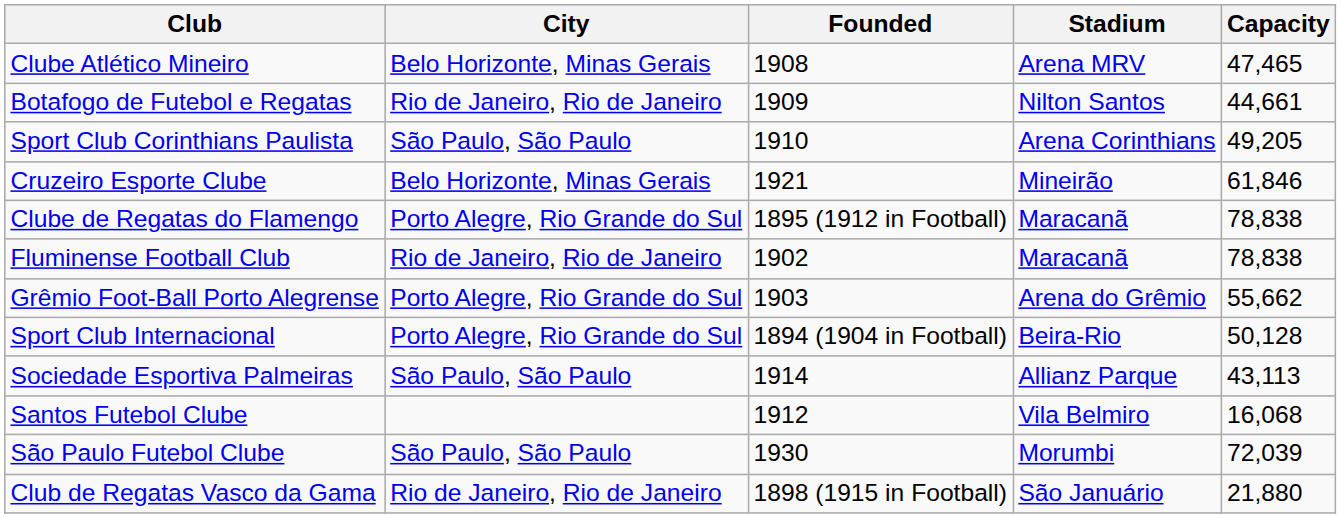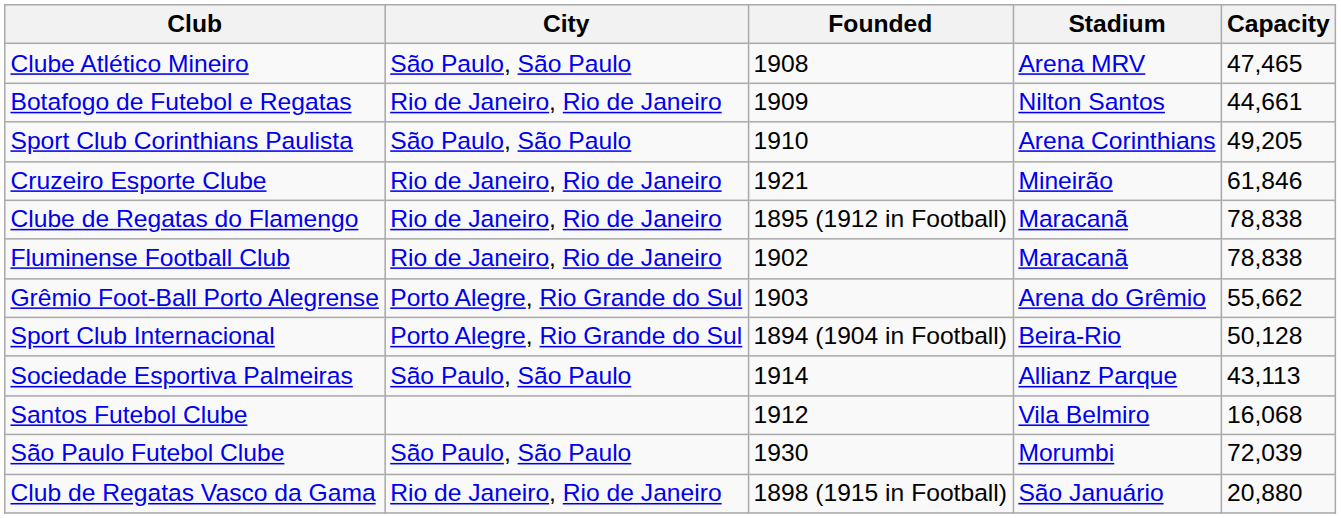(550, 63) Belo Horizonte, Minas Gerais -> (511, 63) São Paulo, São Paulo
(550, 180) Belo Horizonte, Minas Gerais -> (556, 180) Rio de Janeiro, Rio de Janeiro
(566, 219) Porto Alegre, Rio Grande do Sul -> (556, 219) Rio de Janeiro, Rio de Janeiro
(1265, 492) 21,880 -> (1265, 492) 20,880
